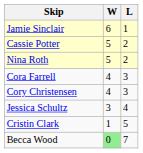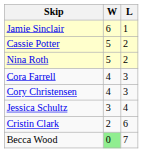(108, 124) 1 -> (108, 124) 2
(126, 124) 5 -> (126, 124) 6
